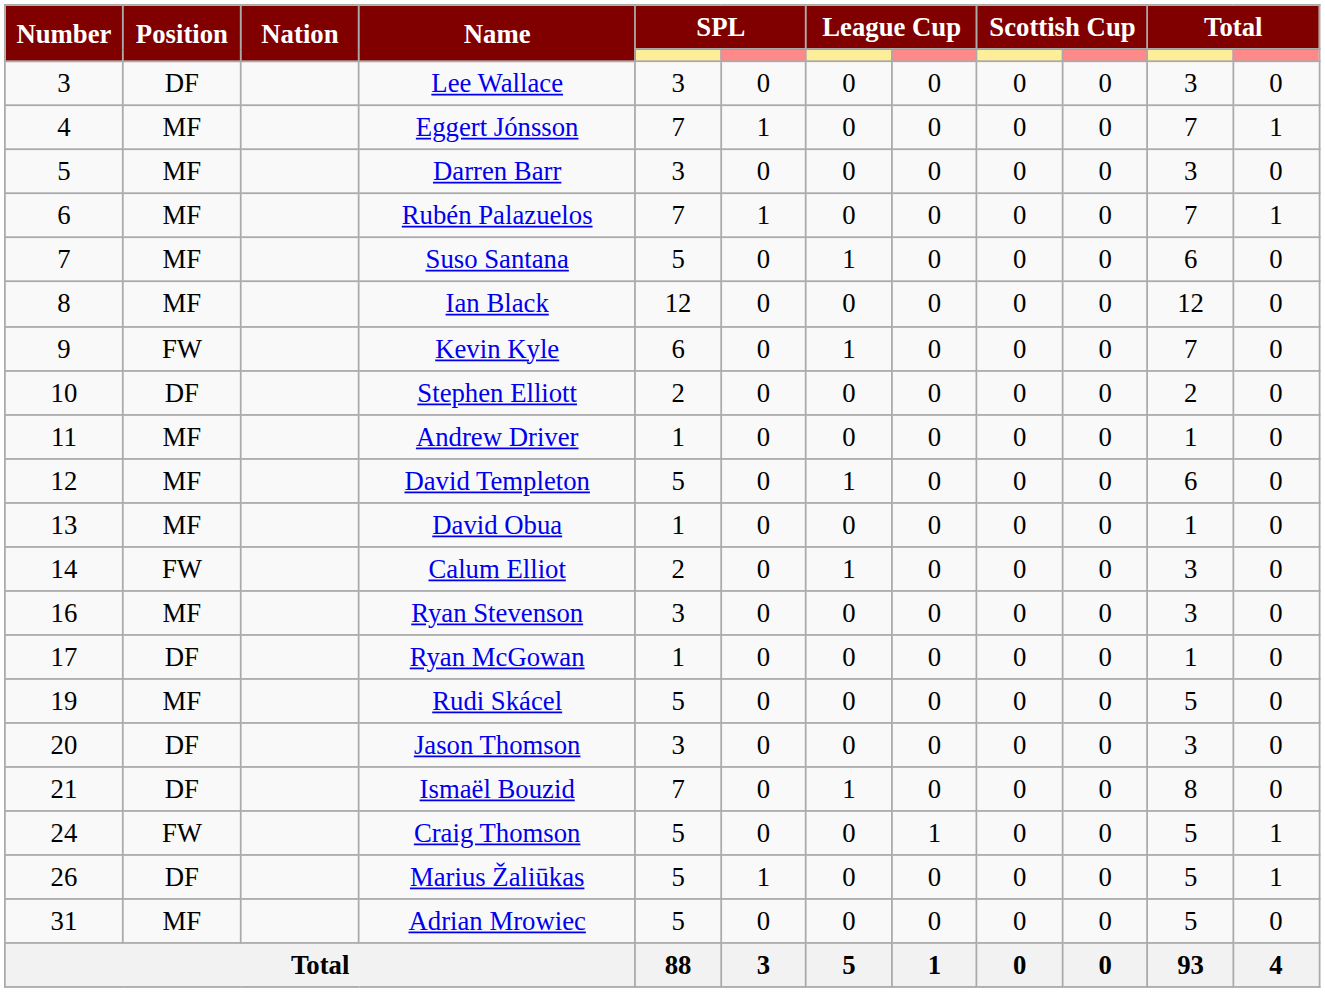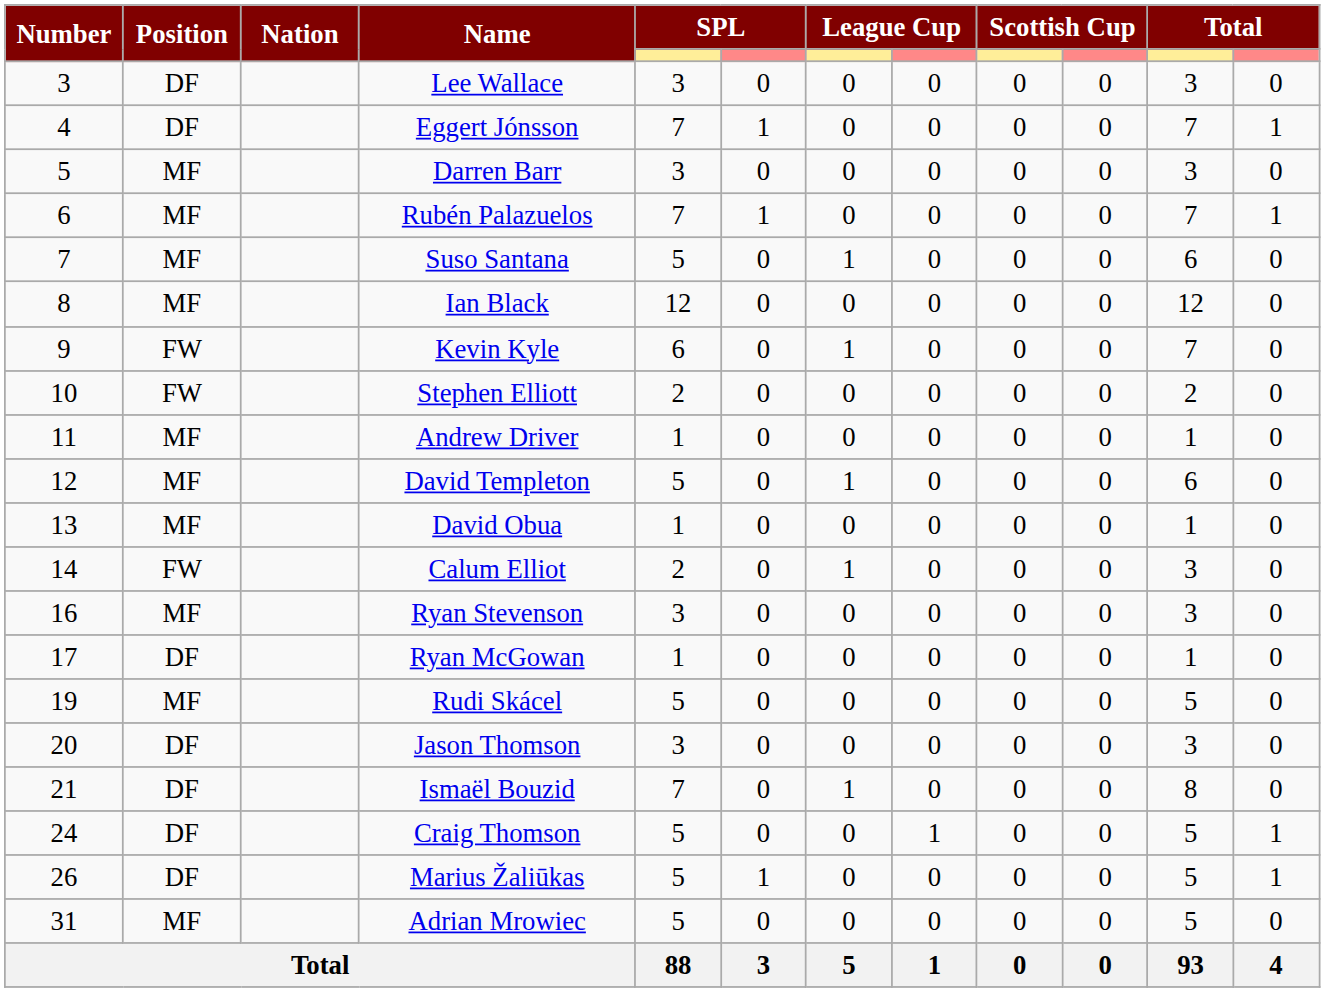(182, 127) MF -> (182, 127) DF
(182, 392) DF -> (182, 392) FW
(182, 833) FW -> (182, 833) DF
